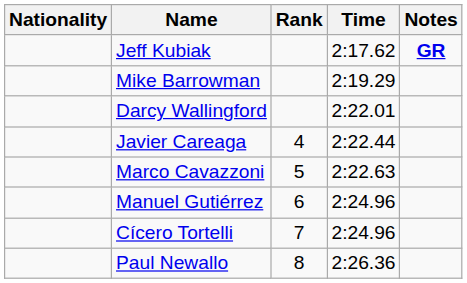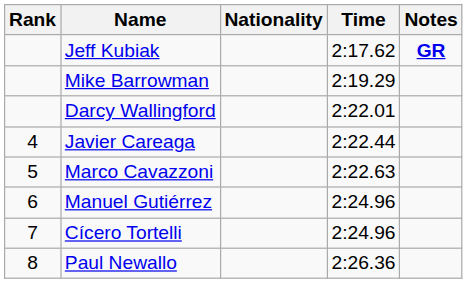columns swapped: (299, 19) <-> (58, 19)
